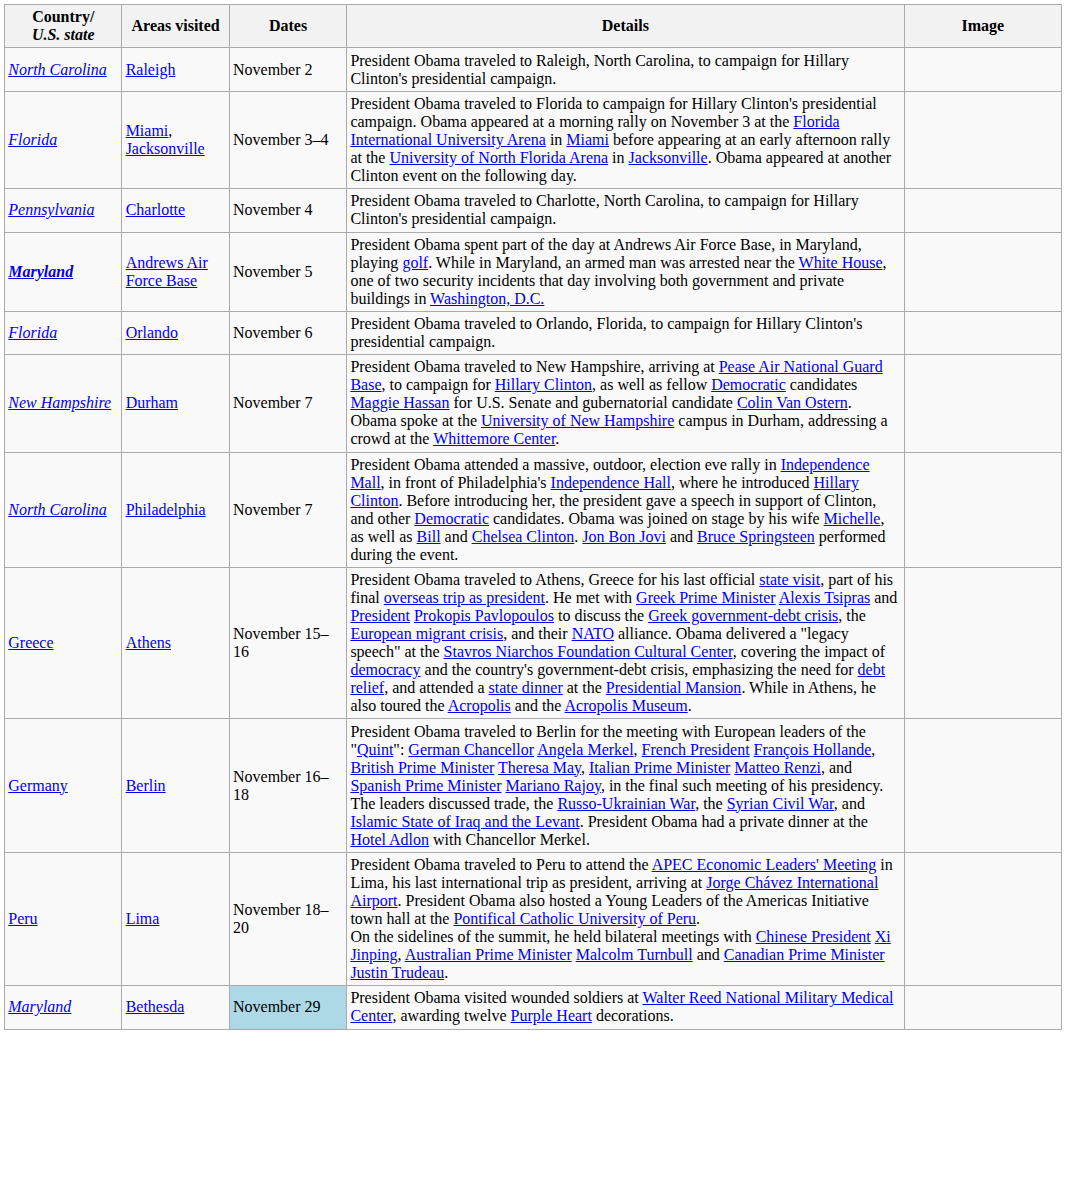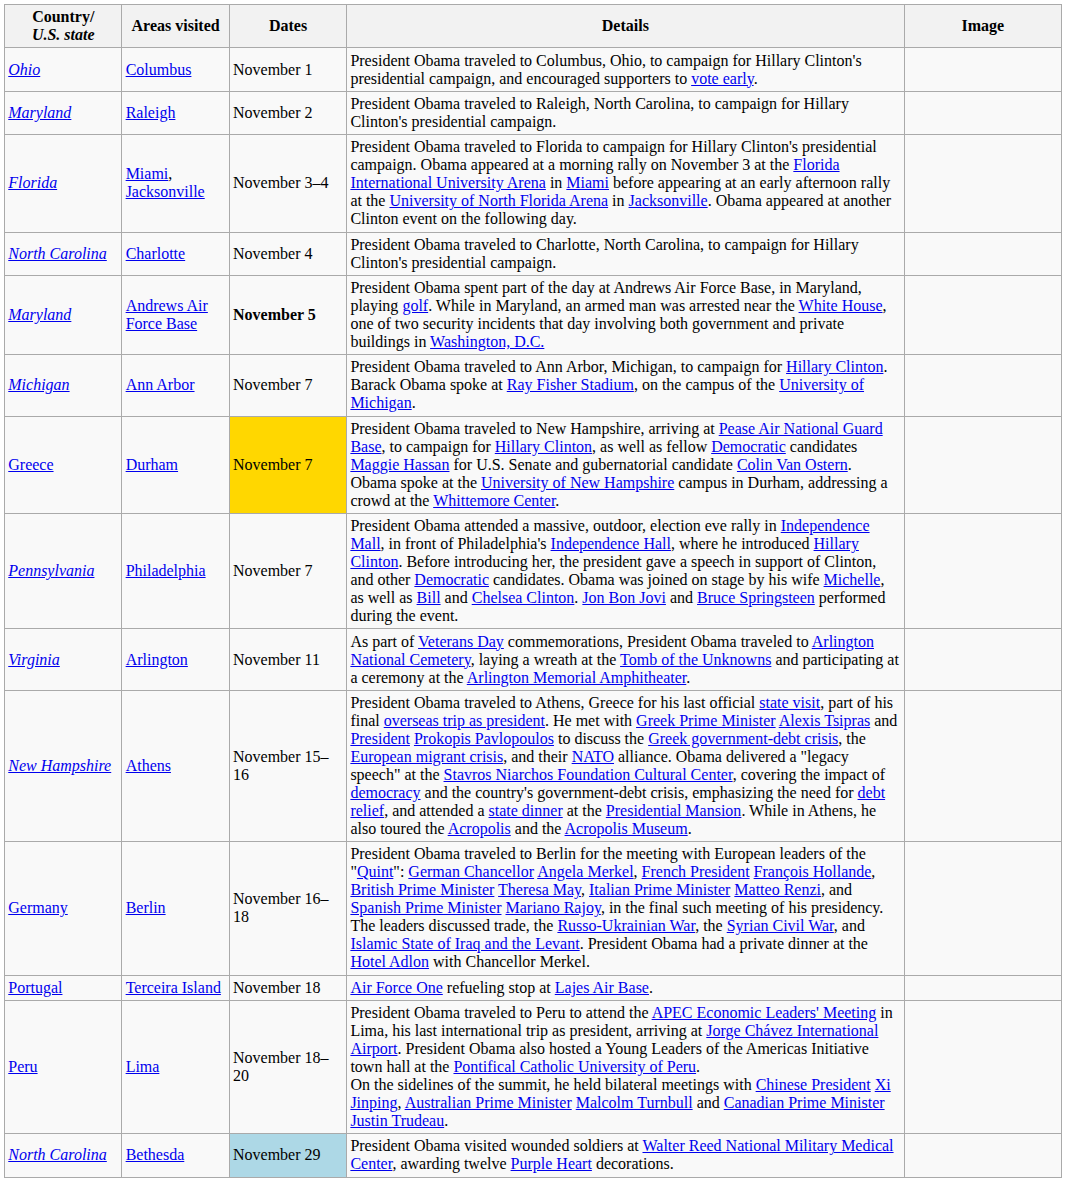+ row: (159, 69)
(58, 69) North Carolina -> (40, 112) Maryland
(51, 210) Pennsylvania -> (58, 253) North Carolina
(41, 271) bold -> (40, 315) normal
(273, 271) normal -> (274, 315) bold
- row: (152, 333)
+ row: (160, 385)
(60, 403) New Hampshire -> (31, 464) Greece
(273, 403) no background -> (273, 464) gold background
(58, 509) North Carolina -> (51, 571) Pennsylvania
+ row: (157, 659)
(31, 643) Greece -> (60, 765) New Hampshire
+ row: (173, 987)
(40, 1007) Maryland -> (58, 1155) North Carolina
